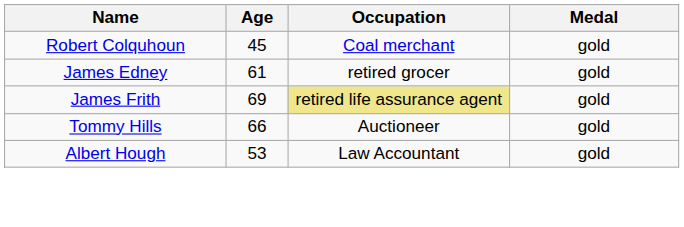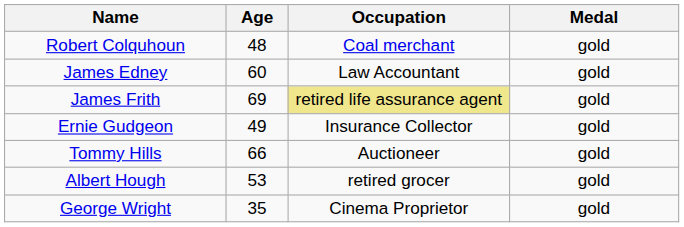(257, 45) 45 -> (257, 45) 48
(257, 72) 61 -> (257, 72) 60
(399, 72) retired grocer -> (399, 72) Law Accountant
+ row: (115, 126)
(399, 153) Law Accountant -> (399, 180) retired grocer
+ row: (115, 208)
